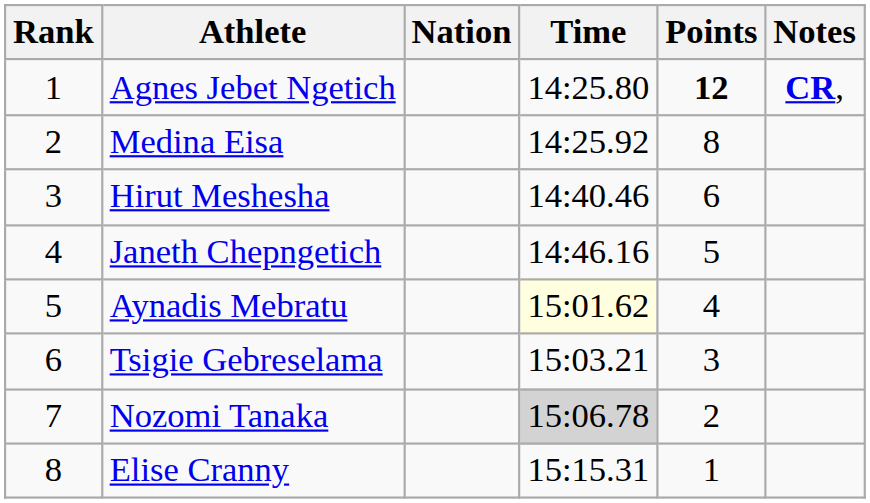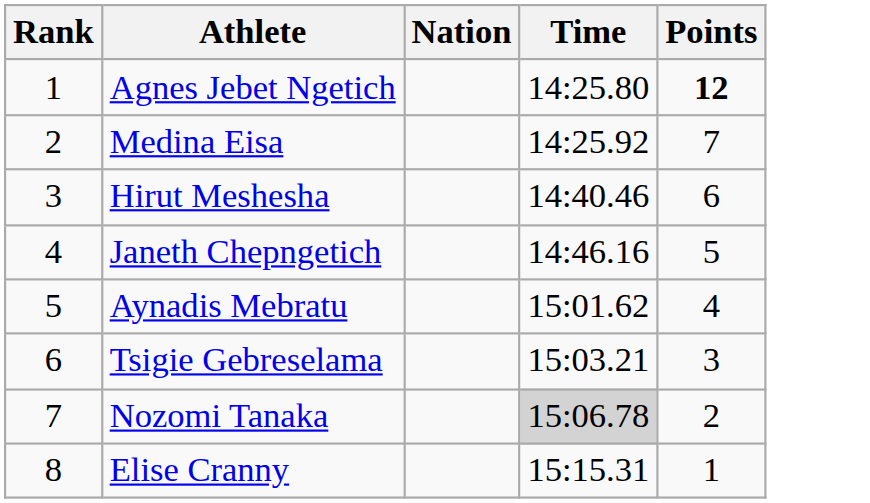- column: (815, 31)
(711, 141) 8 -> (711, 141) 7
(588, 305) lightyellow background -> (588, 305) no background
